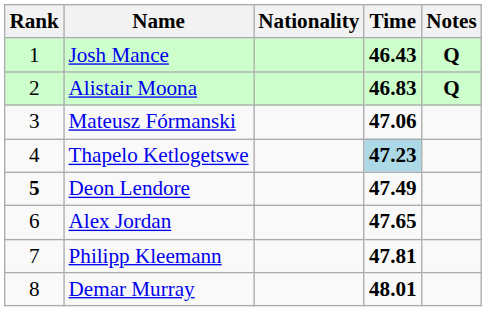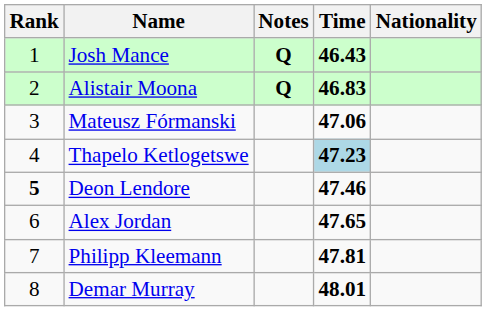columns swapped: (309, 21) <-> (452, 21)
(393, 188) 47.49 -> (342, 188) 47.46
